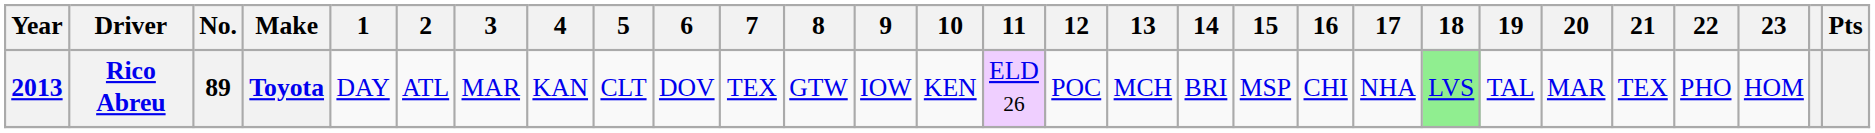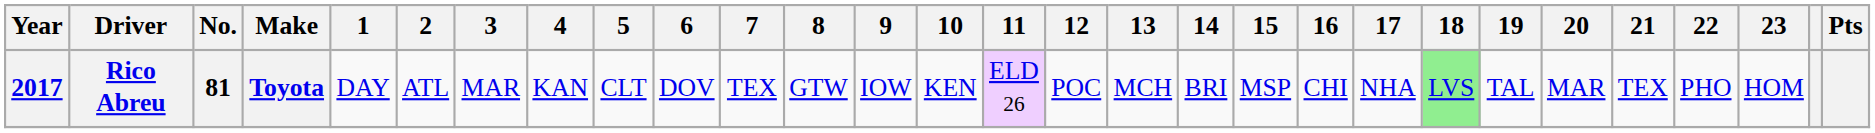(37, 87) 2013 -> (37, 87) 2017
(218, 87) 89 -> (218, 87) 81
